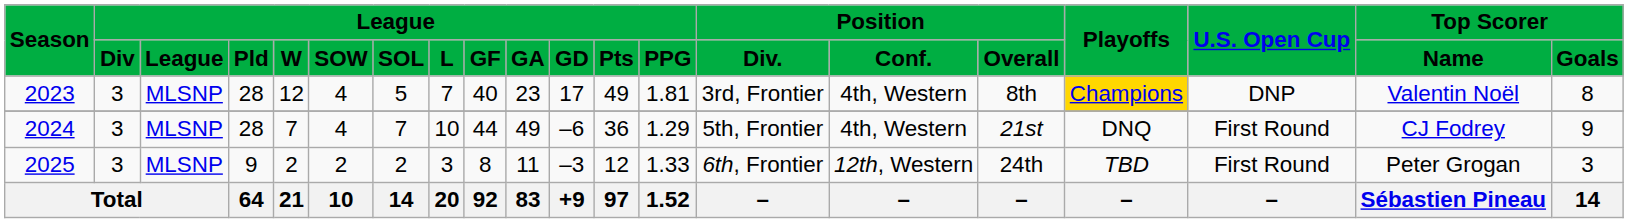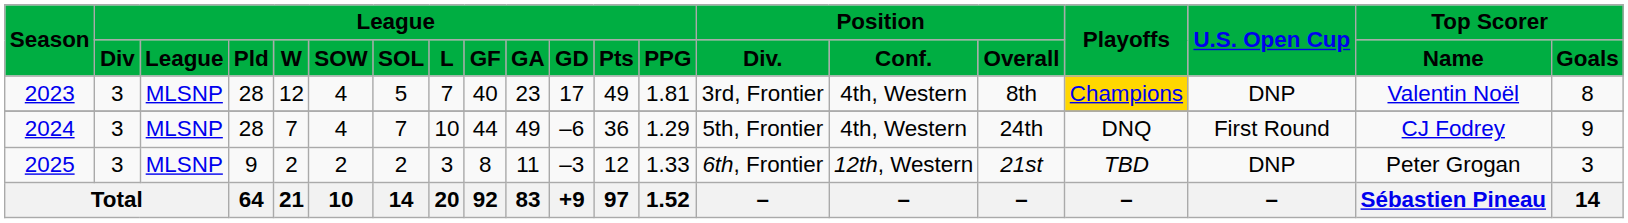(1021, 128) 21st -> (1021, 128) 24th
(1021, 164) 24th -> (1021, 164) 21st
(1272, 164) First Round -> (1272, 164) DNP
